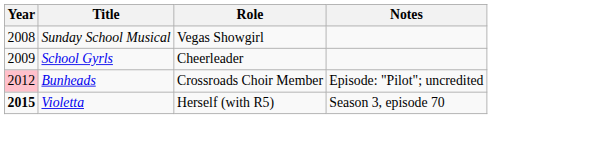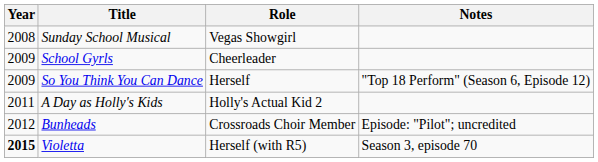+ row: (122, 80)
+ row: (102, 102)
(21, 80) pink background -> (21, 124) no background
